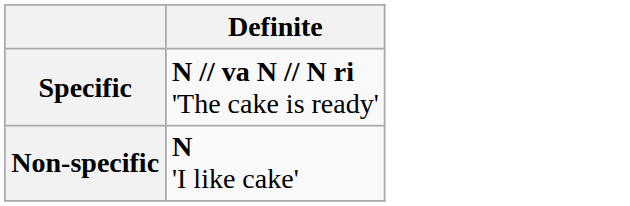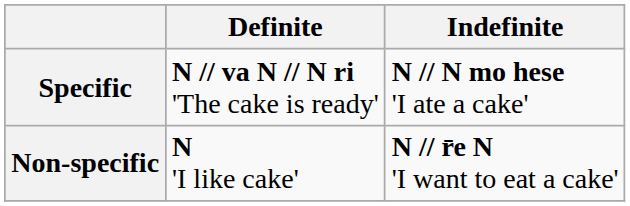+ column: (505, 26)
